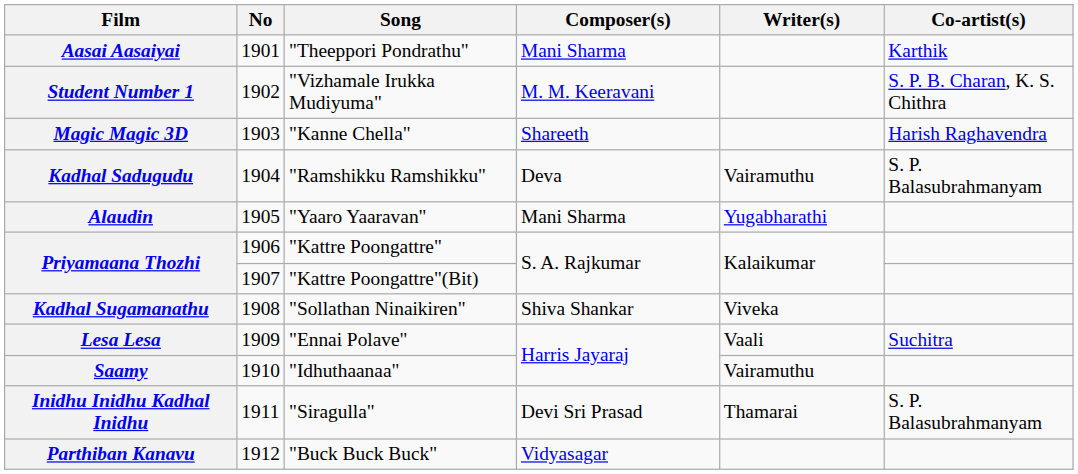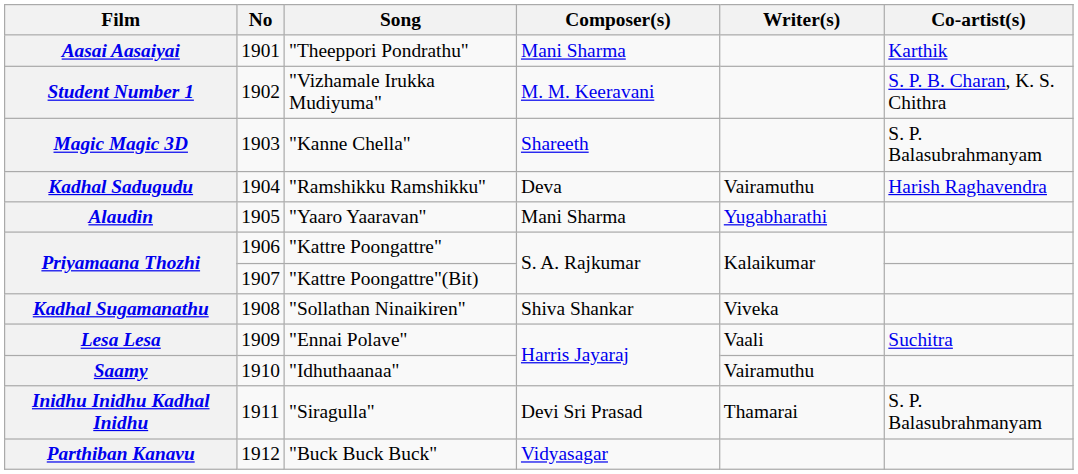(968, 133) Harish Raghavendra -> (965, 144) S. P. Balasubrahmanyam
(965, 175) S. P. Balasubrahmanyam -> (968, 186) Harish Raghavendra
